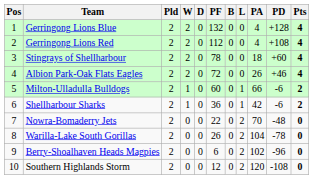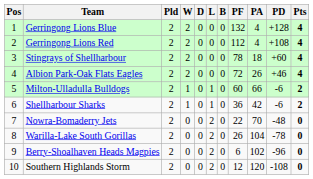columns swapped: (242, 12) <-> (216, 12)
